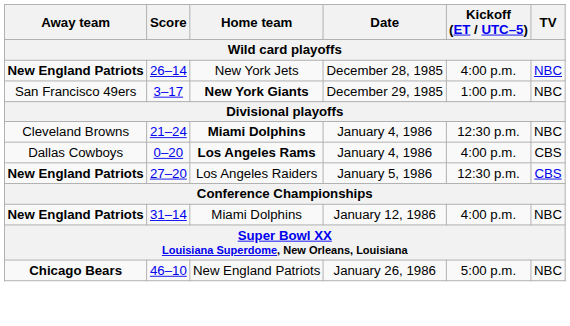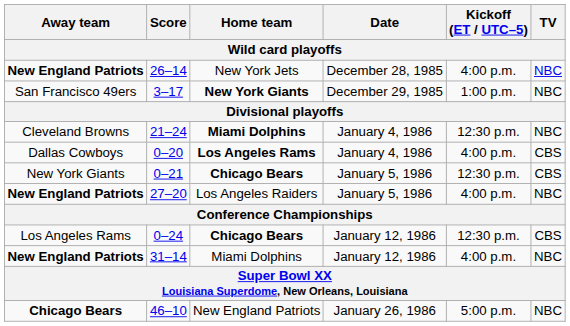+ row: (168, 173)
(488, 173) 12:30 p.m. -> (488, 194) 4:00 p.m.
(548, 173) CBS -> (548, 194) NBC
+ row: (168, 235)
